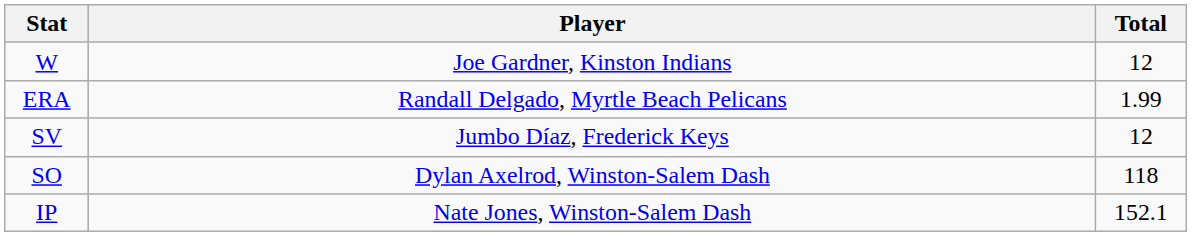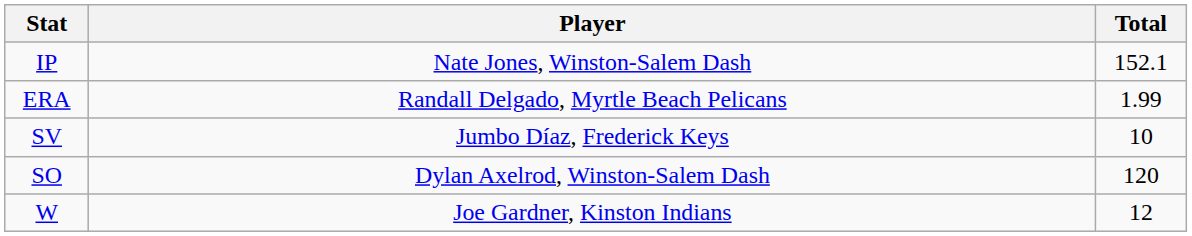rows swapped: (47, 61) <-> (47, 212)
(1141, 136) 12 -> (1141, 136) 10
(1141, 174) 118 -> (1141, 174) 120
